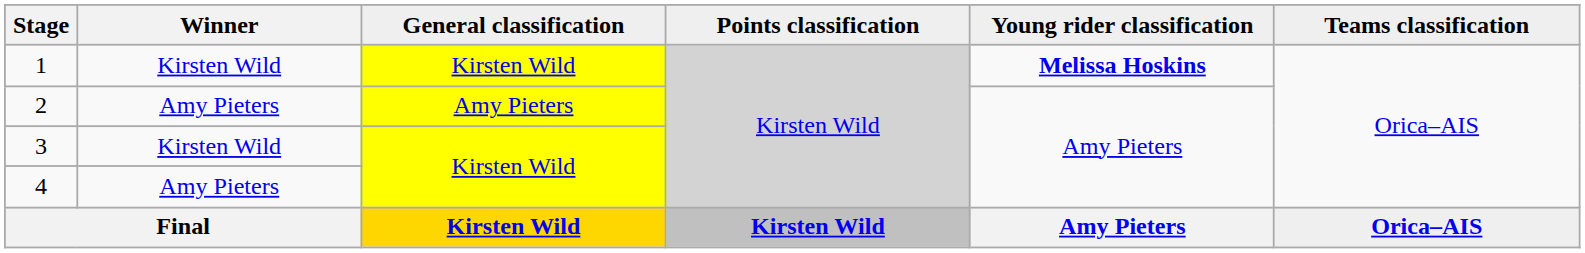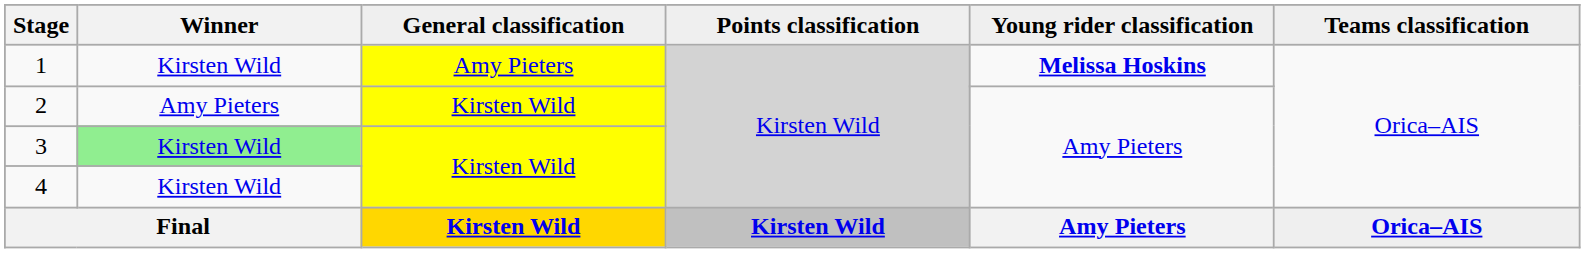(514, 65) Kirsten Wild -> (514, 65) Amy Pieters
(514, 105) Amy Pieters -> (514, 105) Kirsten Wild
(219, 146) no background -> (219, 146) lightgreen background
(219, 186) Amy Pieters -> (219, 186) Kirsten Wild
